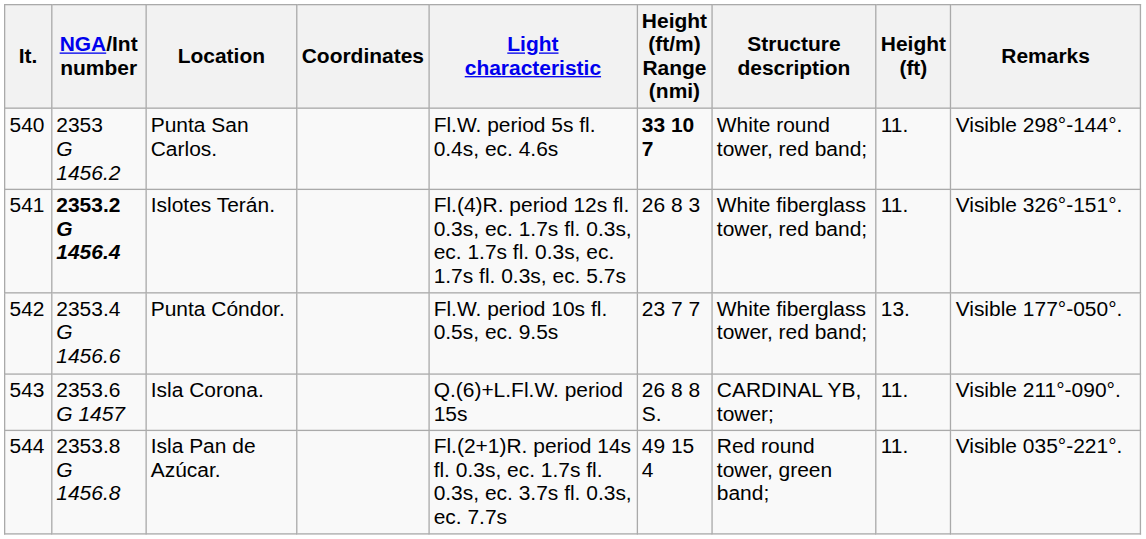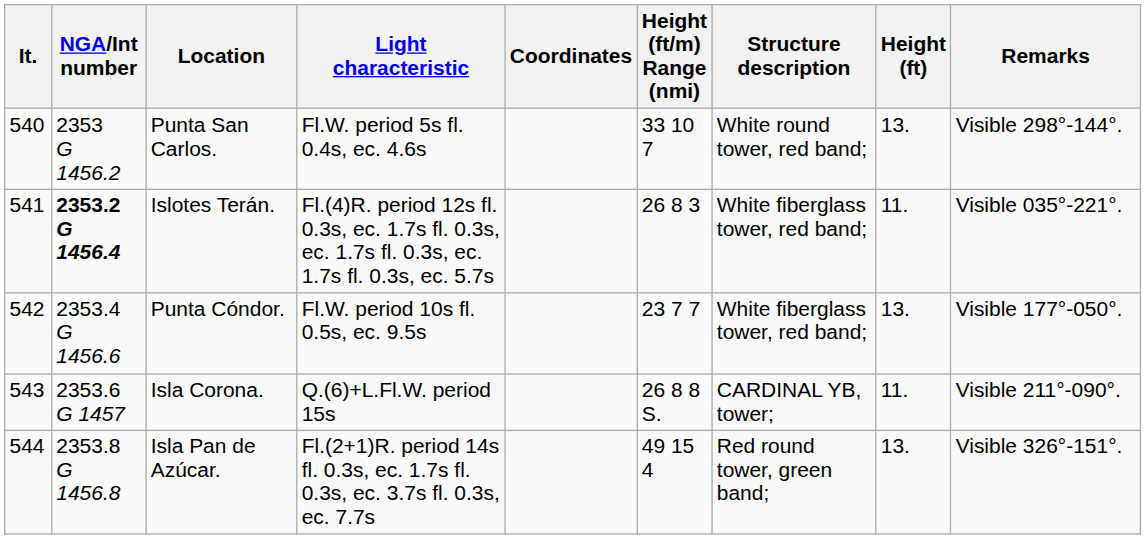columns swapped: (363, 56) <-> (533, 56)
(668, 136) bold -> (668, 136) normal
(895, 125) 11. -> (895, 125) 13.
(1039, 205) Visible 326°-151°. -> (1039, 205) Visible 035°-221°.
(895, 446) 11. -> (895, 446) 13.
(1039, 446) Visible 035°-221°. -> (1039, 446) Visible 326°-151°.
